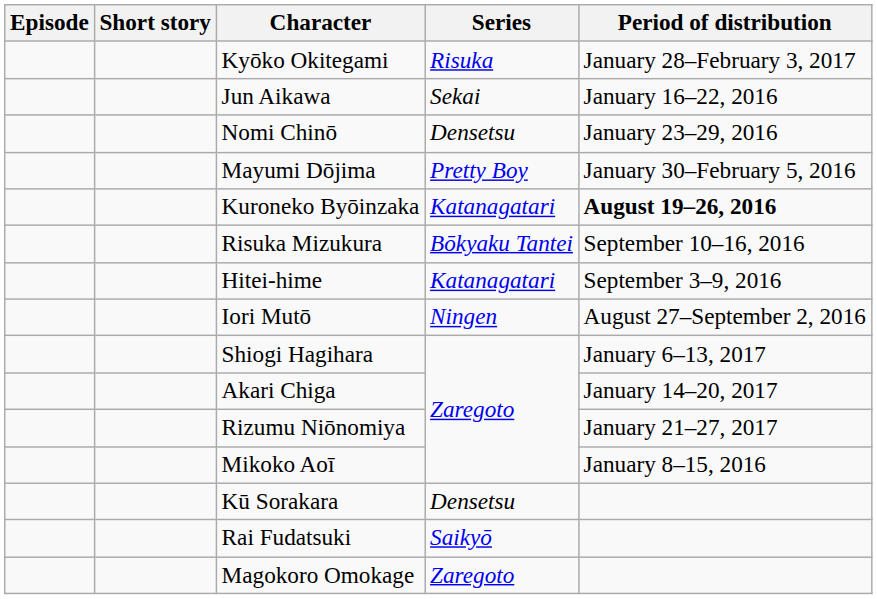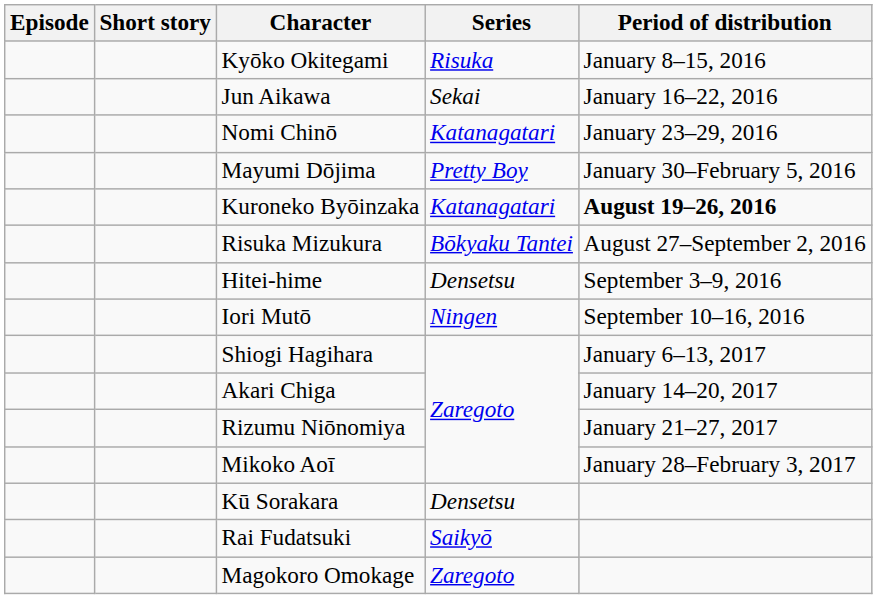(720, 59) January 28–February 3, 2017 -> (675, 59) January 8–15, 2016
(473, 133) Densetsu -> (493, 133) Katanagatari
(694, 243) September 10–16, 2016 -> (725, 243) August 27–September 2, 2016
(493, 280) Katanagatari -> (473, 280) Densetsu
(725, 317) August 27–September 2, 2016 -> (694, 317) September 10–16, 2016
(675, 464) January 8–15, 2016 -> (720, 464) January 28–February 3, 2017
